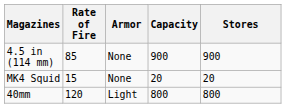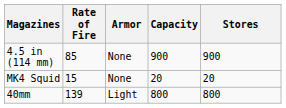(74, 95) 120 -> (74, 95) 139
